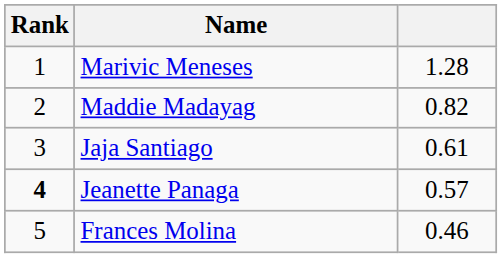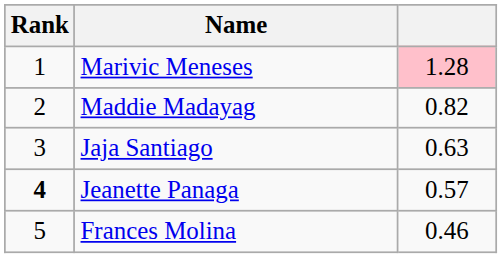(447, 66) no background -> (447, 66) pink background
(447, 148) 0.61 -> (447, 148) 0.63
